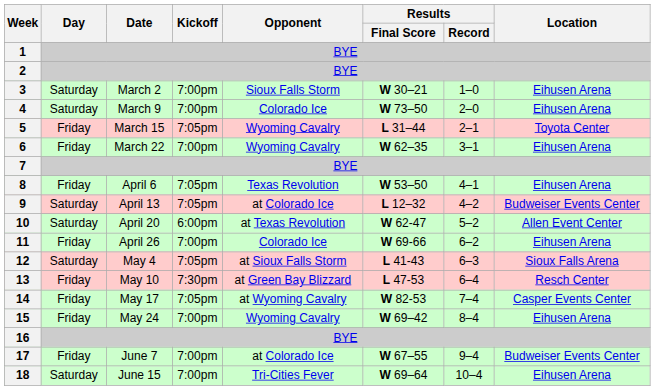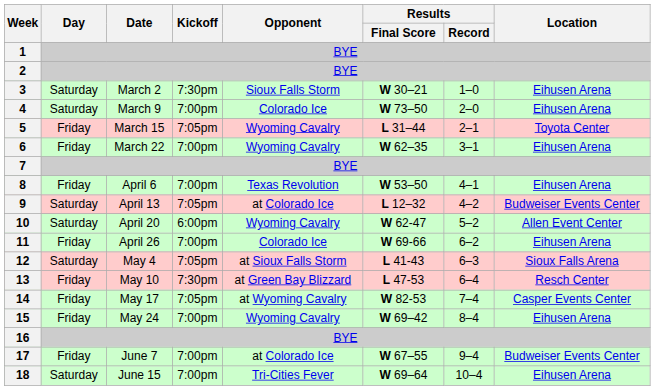(197, 90) 7:00pm -> (197, 90) 7:30pm
(197, 185) 7:05pm -> (197, 185) 7:00pm
(293, 223) at Texas Revolution -> (293, 223) Wyoming Cavalry
